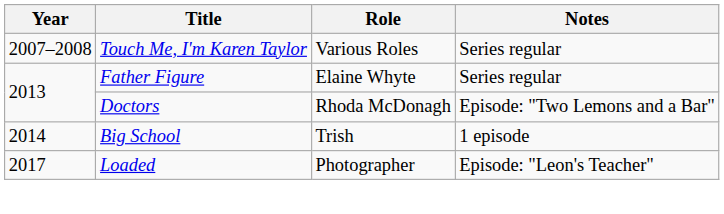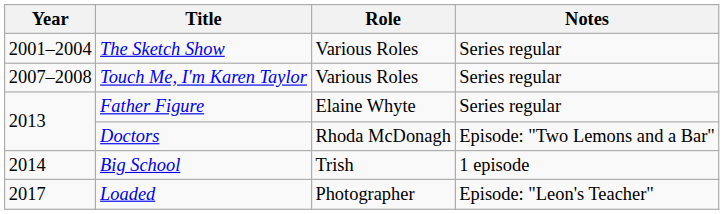+ row: (162, 48)
